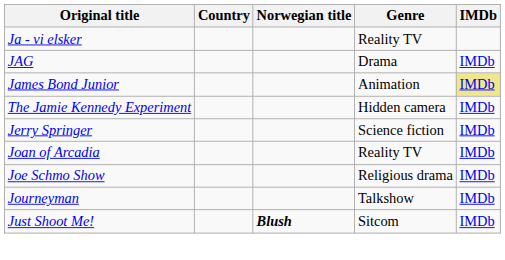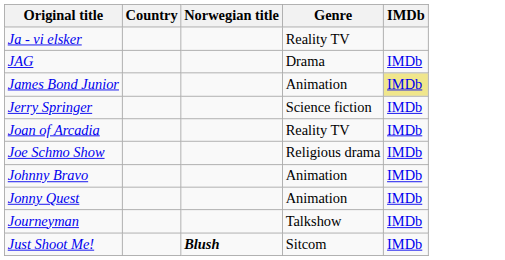- row: (100, 107)
+ row: (48, 175)
+ row: (44, 198)
